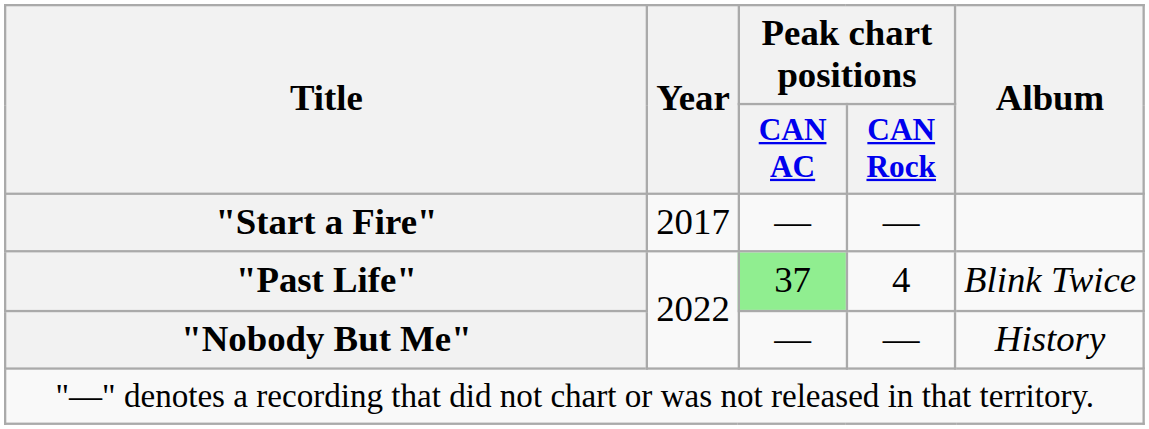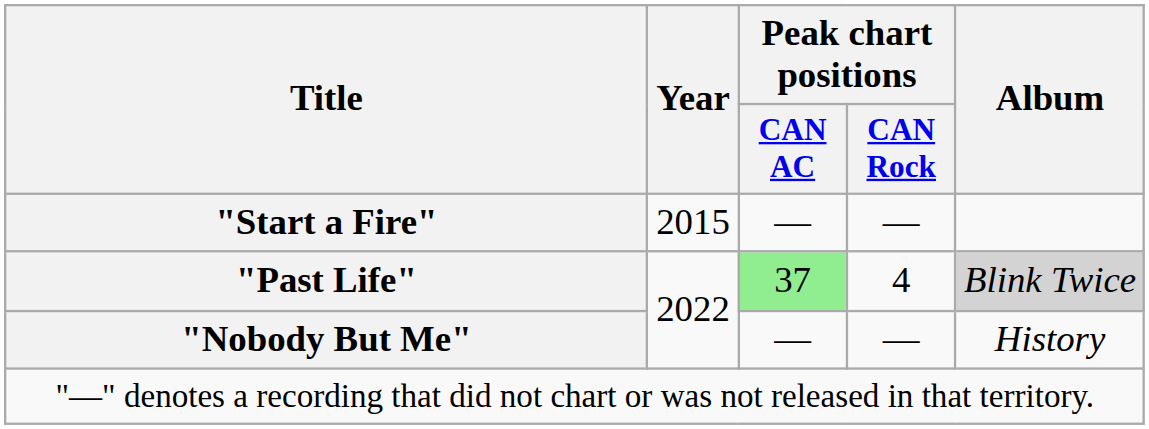(693, 221) 2017 -> (693, 221) 2015
(1050, 280) no background -> (1050, 280) lightgrey background
